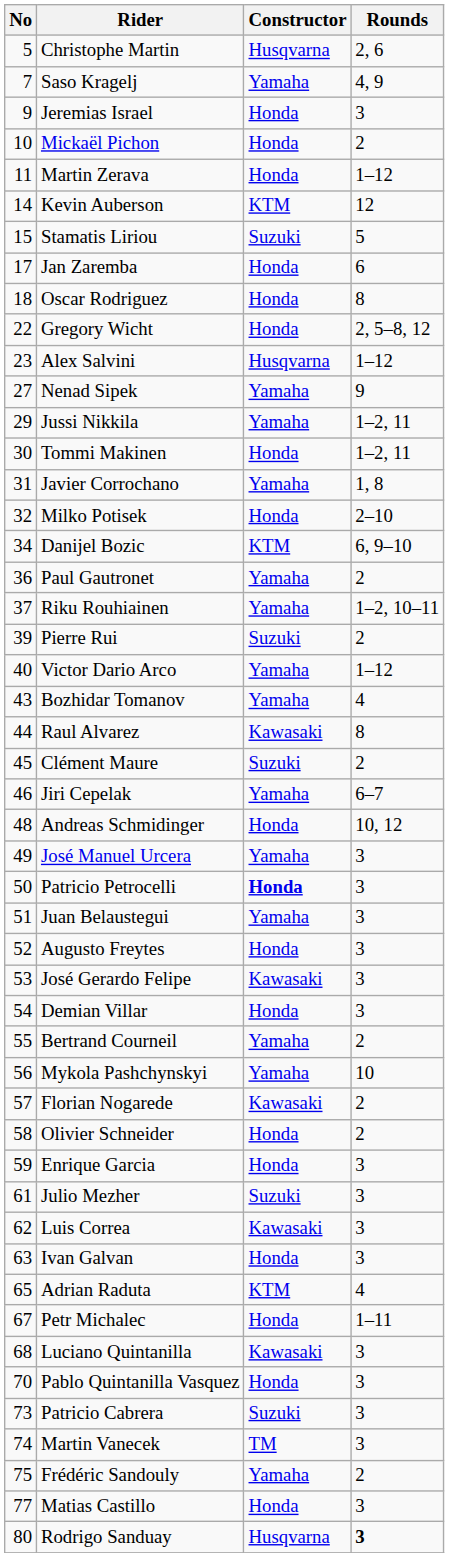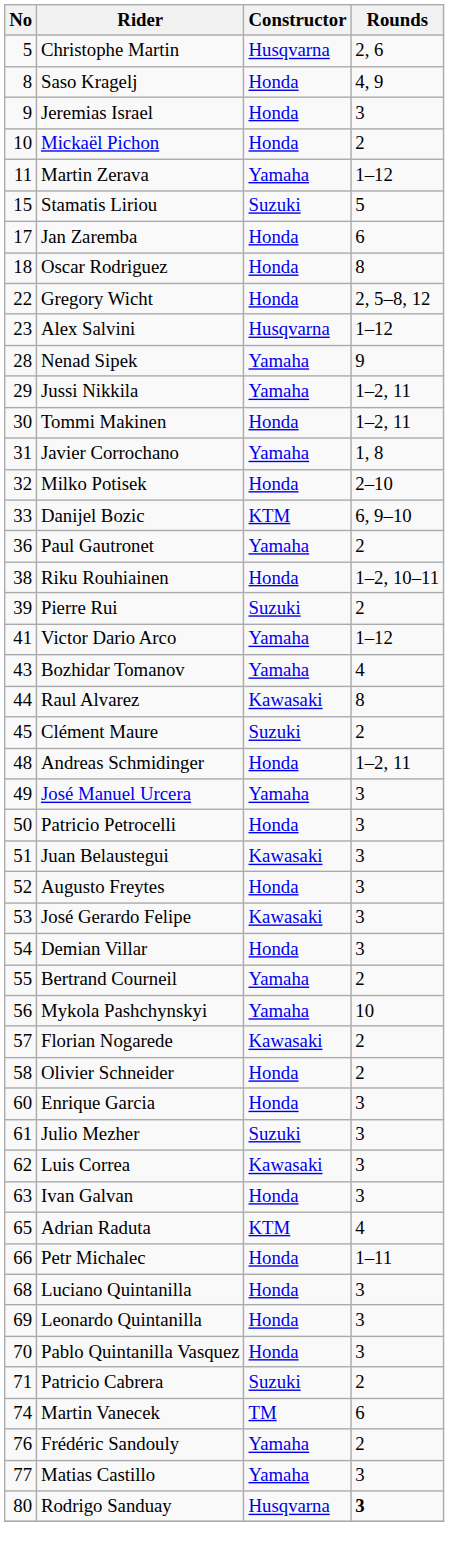(27, 81) 7 -> (27, 81) 8
(279, 81) Yamaha -> (274, 81) Honda
(274, 174) Honda -> (279, 174) Yamaha
- row: (102, 205)
(23, 391) 27 -> (23, 360) 28
(23, 545) 34 -> (23, 514) 33
(23, 607) 37 -> (23, 576) 38
(279, 607) Yamaha -> (274, 576) Honda
(23, 669) 40 -> (23, 638) 41
- row: (86, 793)
(379, 824) 10, 12 -> (383, 762) 1–2, 11
(276, 886) bold -> (274, 824) normal
(279, 917) Yamaha -> (286, 855) Kawasaki
(23, 1165) 59 -> (23, 1103) 60
(23, 1320) 67 -> (23, 1258) 66
(286, 1351) Kawasaki -> (274, 1289) Honda
+ row: (121, 1320)
(23, 1412) 73 -> (23, 1381) 71
(360, 1412) 3 -> (360, 1381) 2
(360, 1443) 3 -> (360, 1412) 6
(23, 1474) 75 -> (23, 1443) 76
(274, 1505) Honda -> (279, 1474) Yamaha
